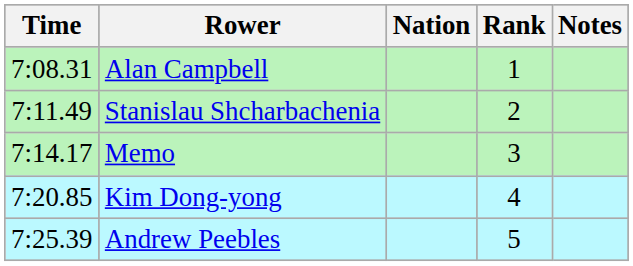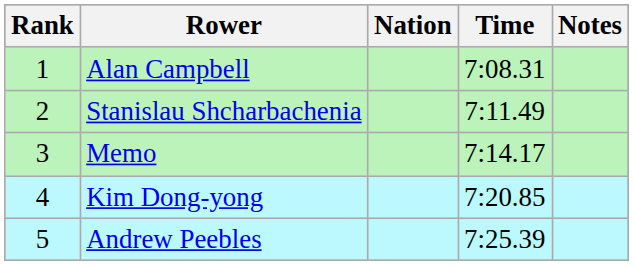columns swapped: (514, 25) <-> (52, 25)
